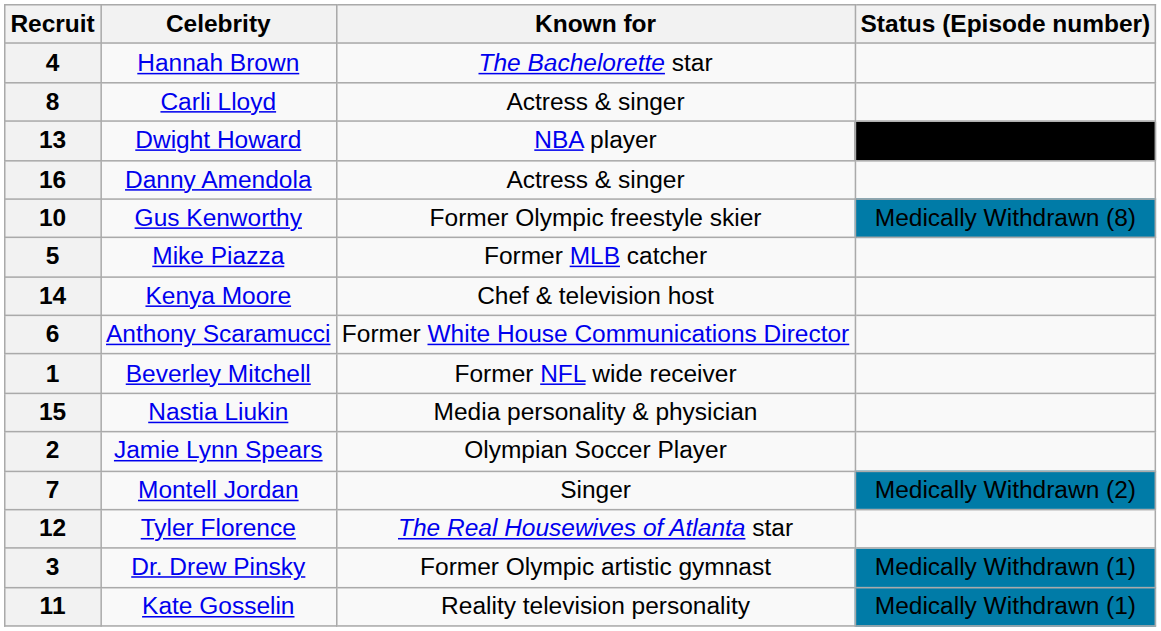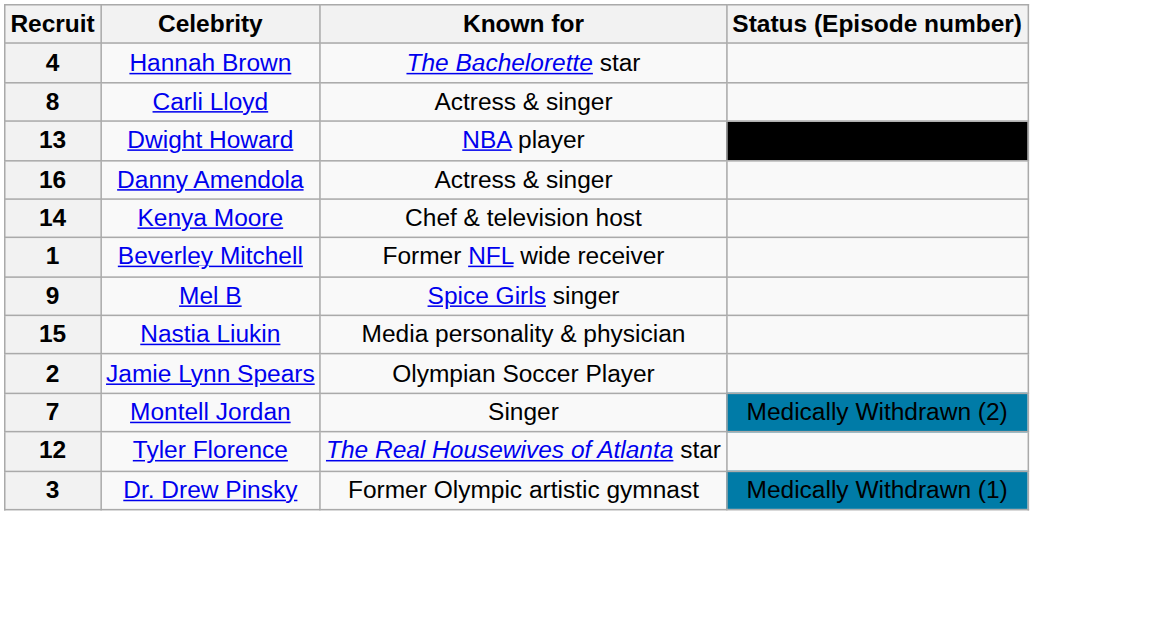- row: (53, 218)
- row: (53, 256)
- row: (53, 334)
+ row: (53, 295)
- row: (53, 606)
